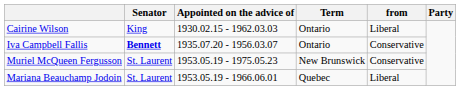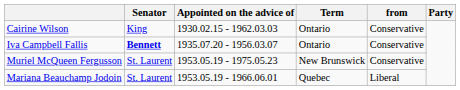(385, 28) Liberal -> (397, 28) Conservative
